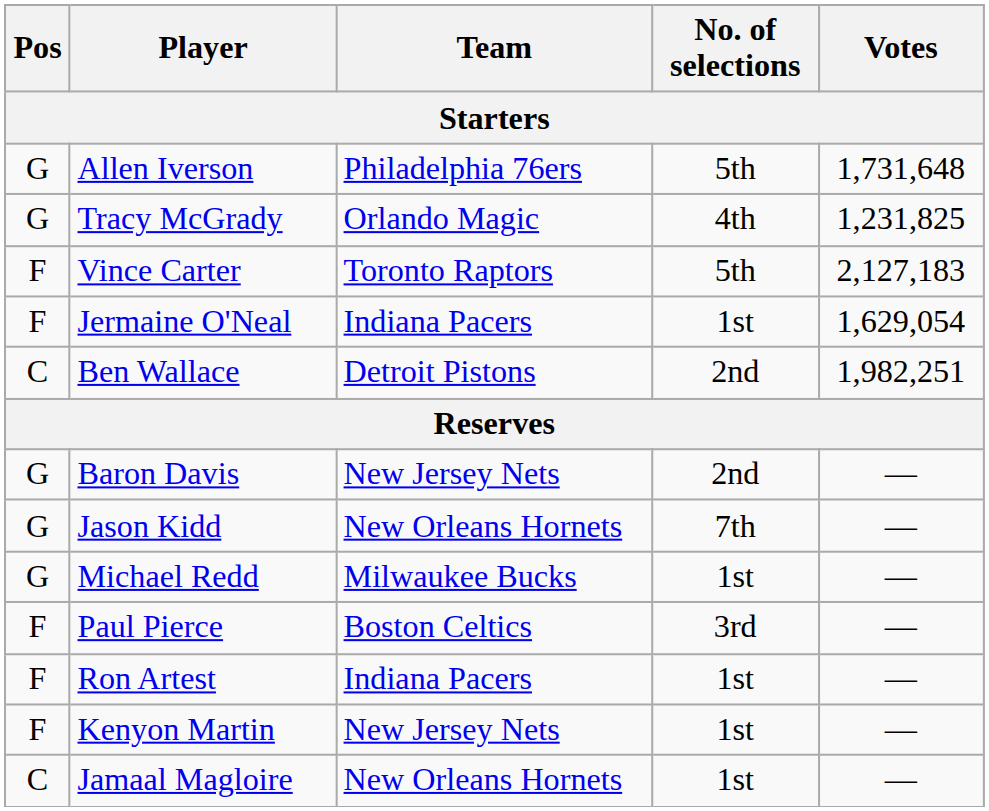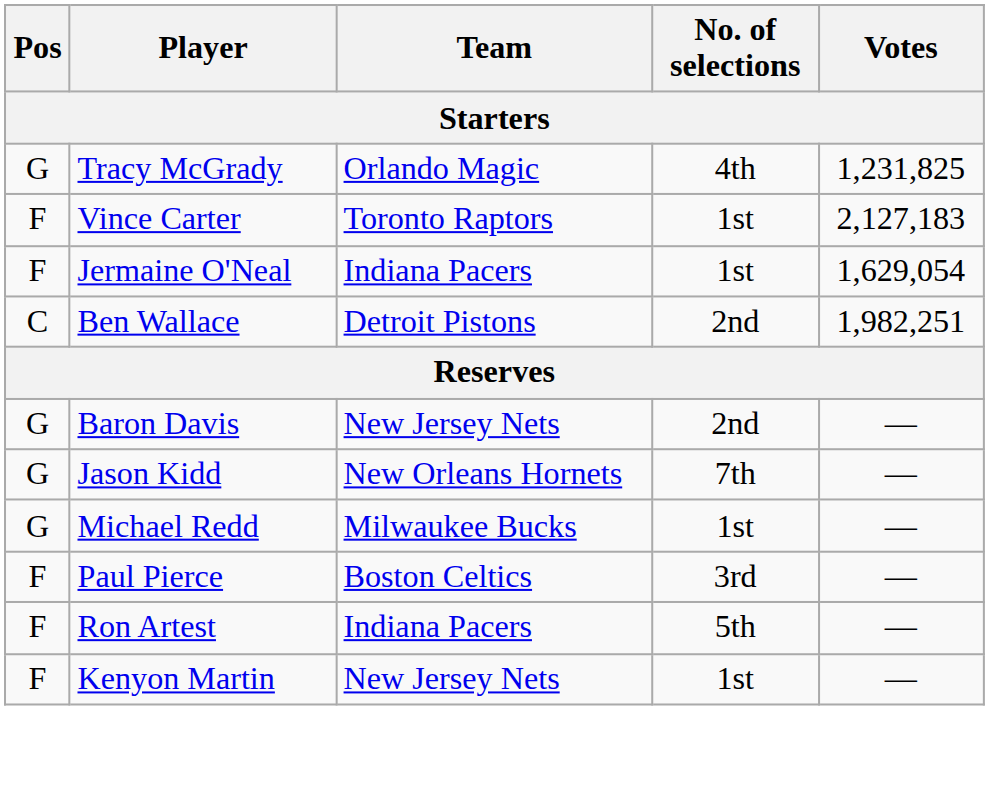- row: (165, 168)
(735, 270) 5th -> (735, 219) 1st
(735, 678) 1st -> (735, 627) 5th
- row: (185, 780)
